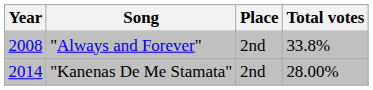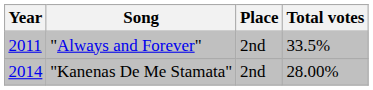(25, 44) 2008 -> (25, 44) 2011
(308, 44) 33.8% -> (308, 44) 33.5%
